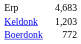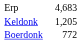(66, 21) 1,203 -> (66, 21) 1,205
